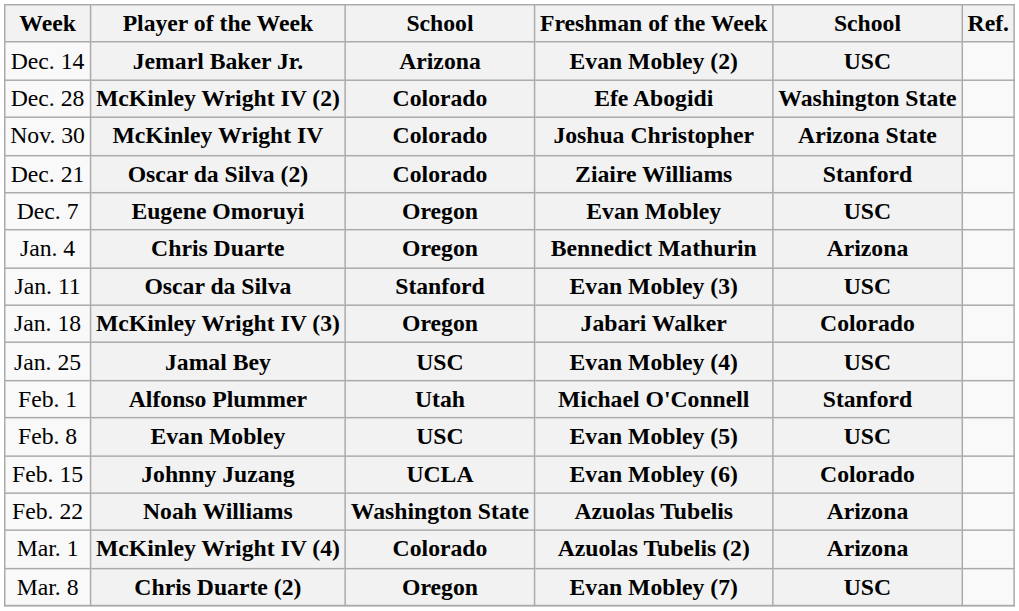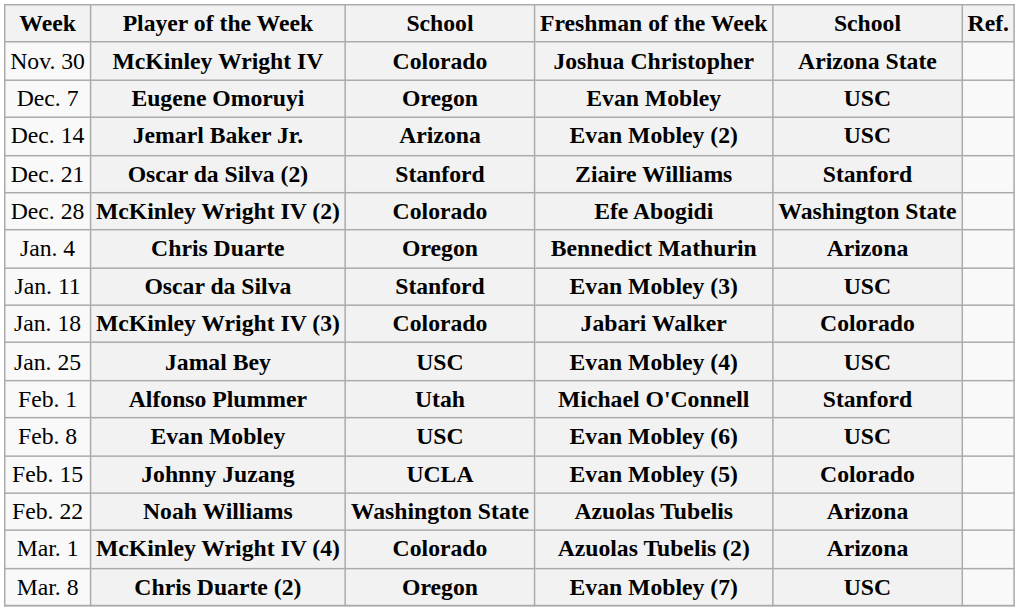rows swapped: (48, 135) <-> (48, 60)
rows swapped: (48, 211) <-> (48, 98)
(440, 173) Colorado -> (440, 173) Stanford
(440, 323) Oregon -> (440, 323) Colorado
(654, 436) Evan Mobley (5) -> (654, 436) Evan Mobley (6)
(654, 473) Evan Mobley (6) -> (654, 473) Evan Mobley (5)
